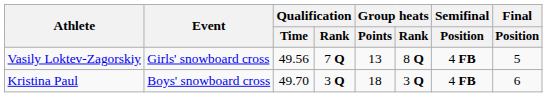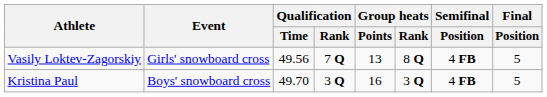(375, 81) 18 -> (375, 81) 16
(517, 81) 6 -> (517, 81) 5
